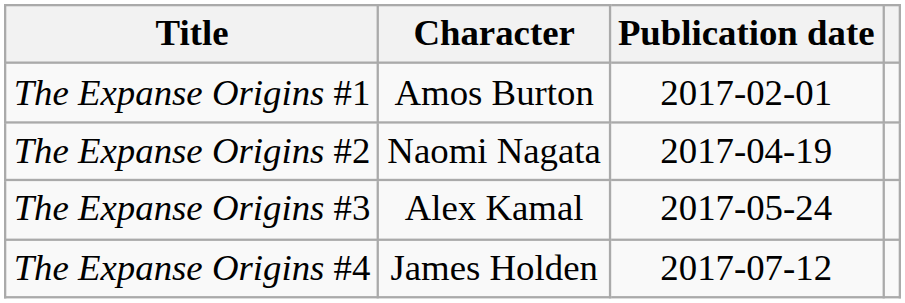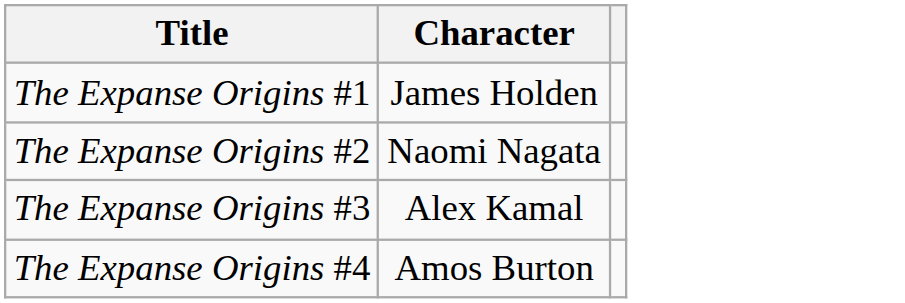- column: (746, 33)
(494, 92) Amos Burton -> (494, 92) James Holden
(494, 267) James Holden -> (494, 267) Amos Burton
